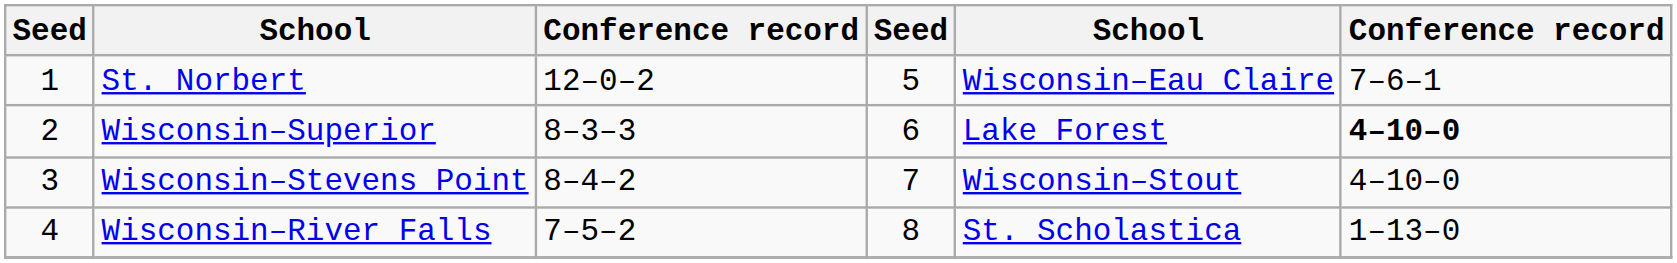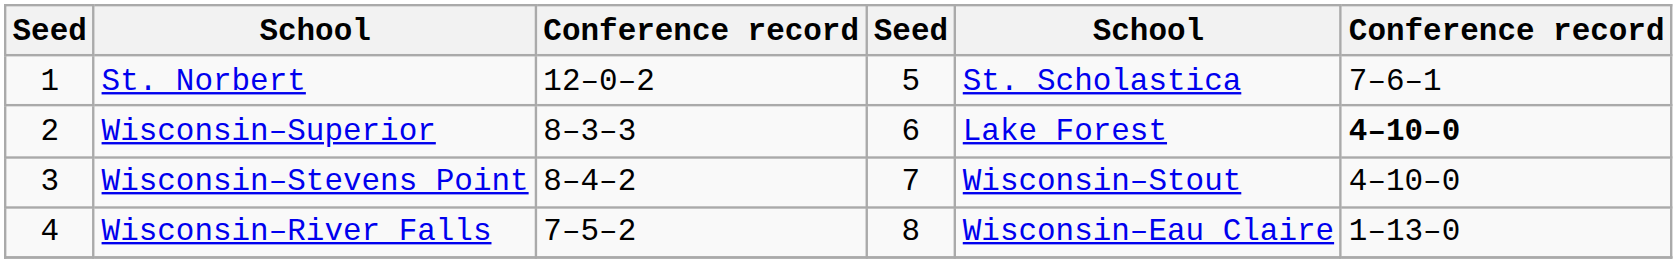(1148, 81) Wisconsin–Eau Claire -> (1102, 81) St. Scholastica
(1102, 232) St. Scholastica -> (1148, 232) Wisconsin–Eau Claire
